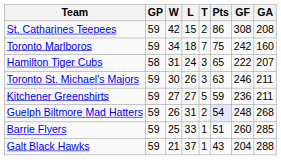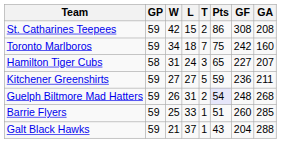(243, 63) 222 -> (243, 63) 227
- row: (73, 79)
